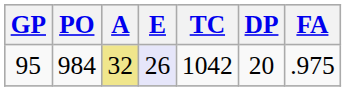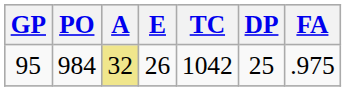(157, 65) lavender background -> (157, 65) no background
(261, 65) 20 -> (261, 65) 25
